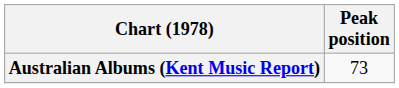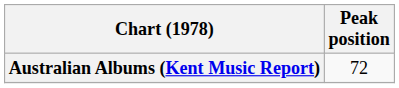(359, 67) 73 -> (359, 67) 72
